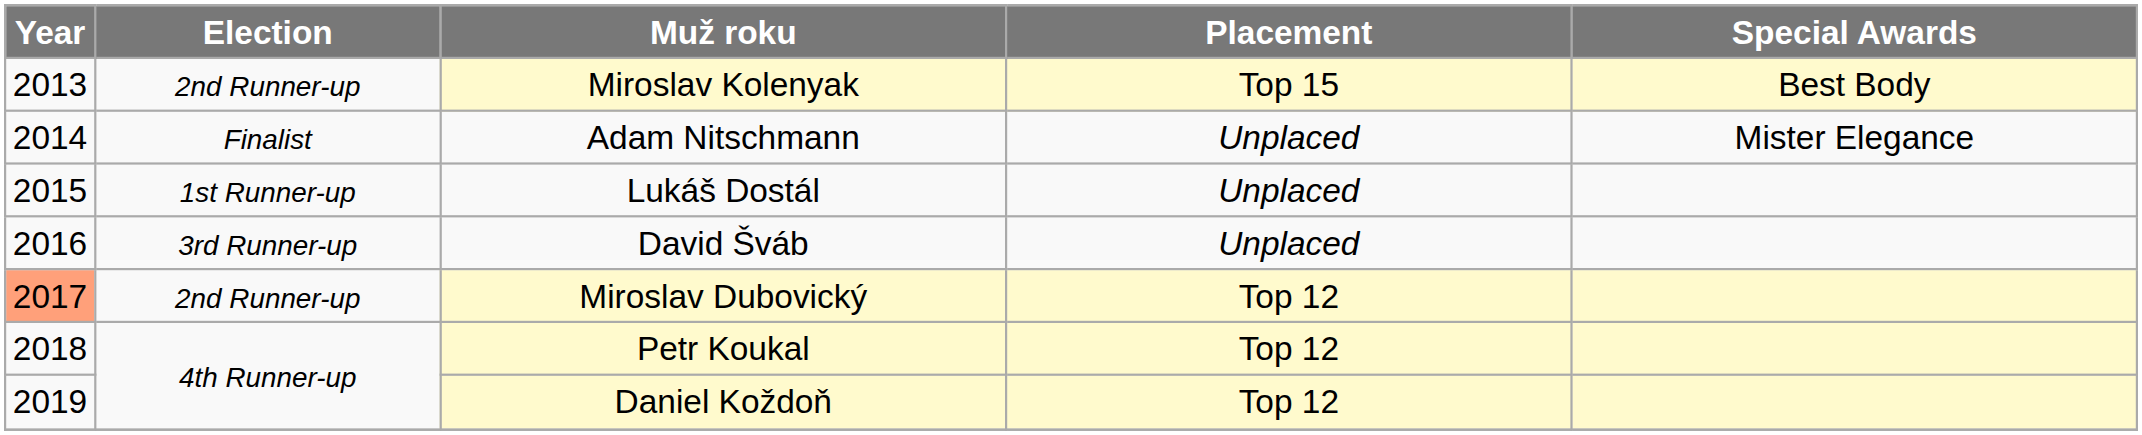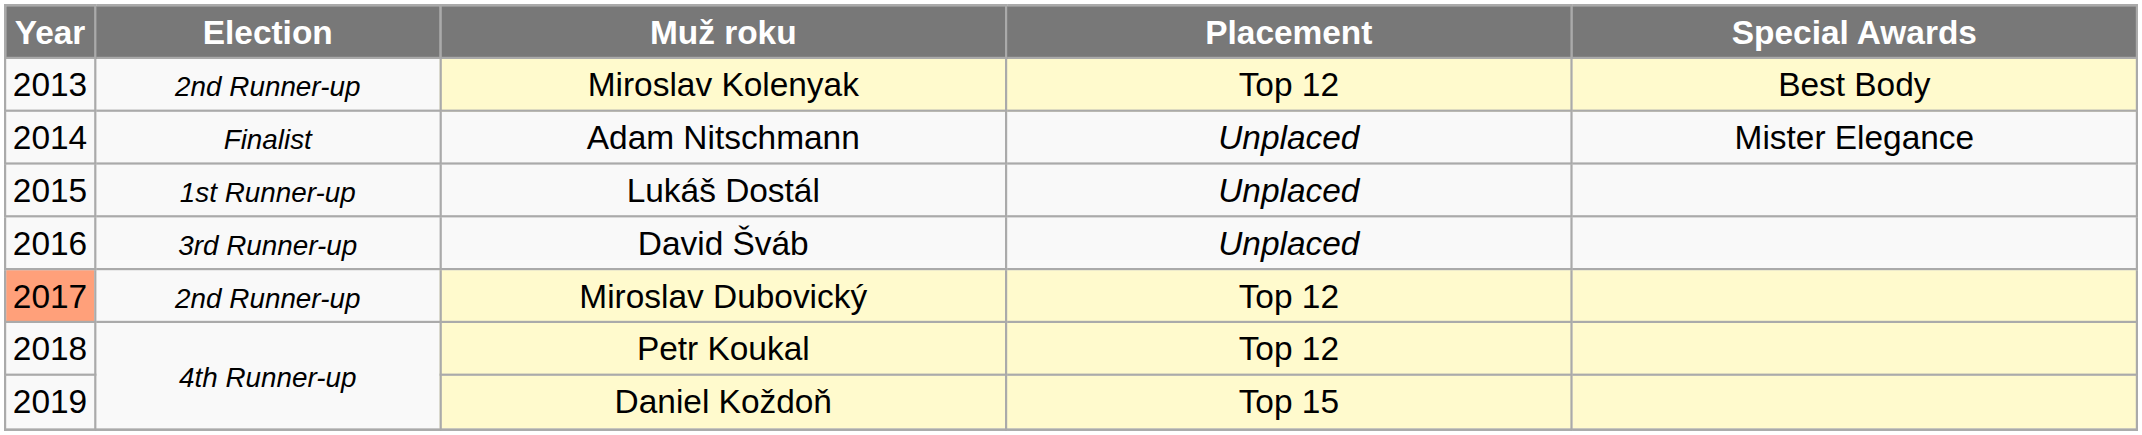(1289, 85) Top 15 -> (1289, 85) Top 12
(1289, 402) Top 12 -> (1289, 402) Top 15
